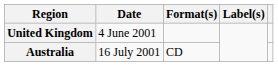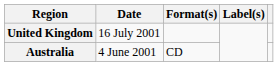(127, 33) 4 June 2001 -> (129, 33) 16 July 2001
(129, 52) 16 July 2001 -> (127, 52) 4 June 2001
